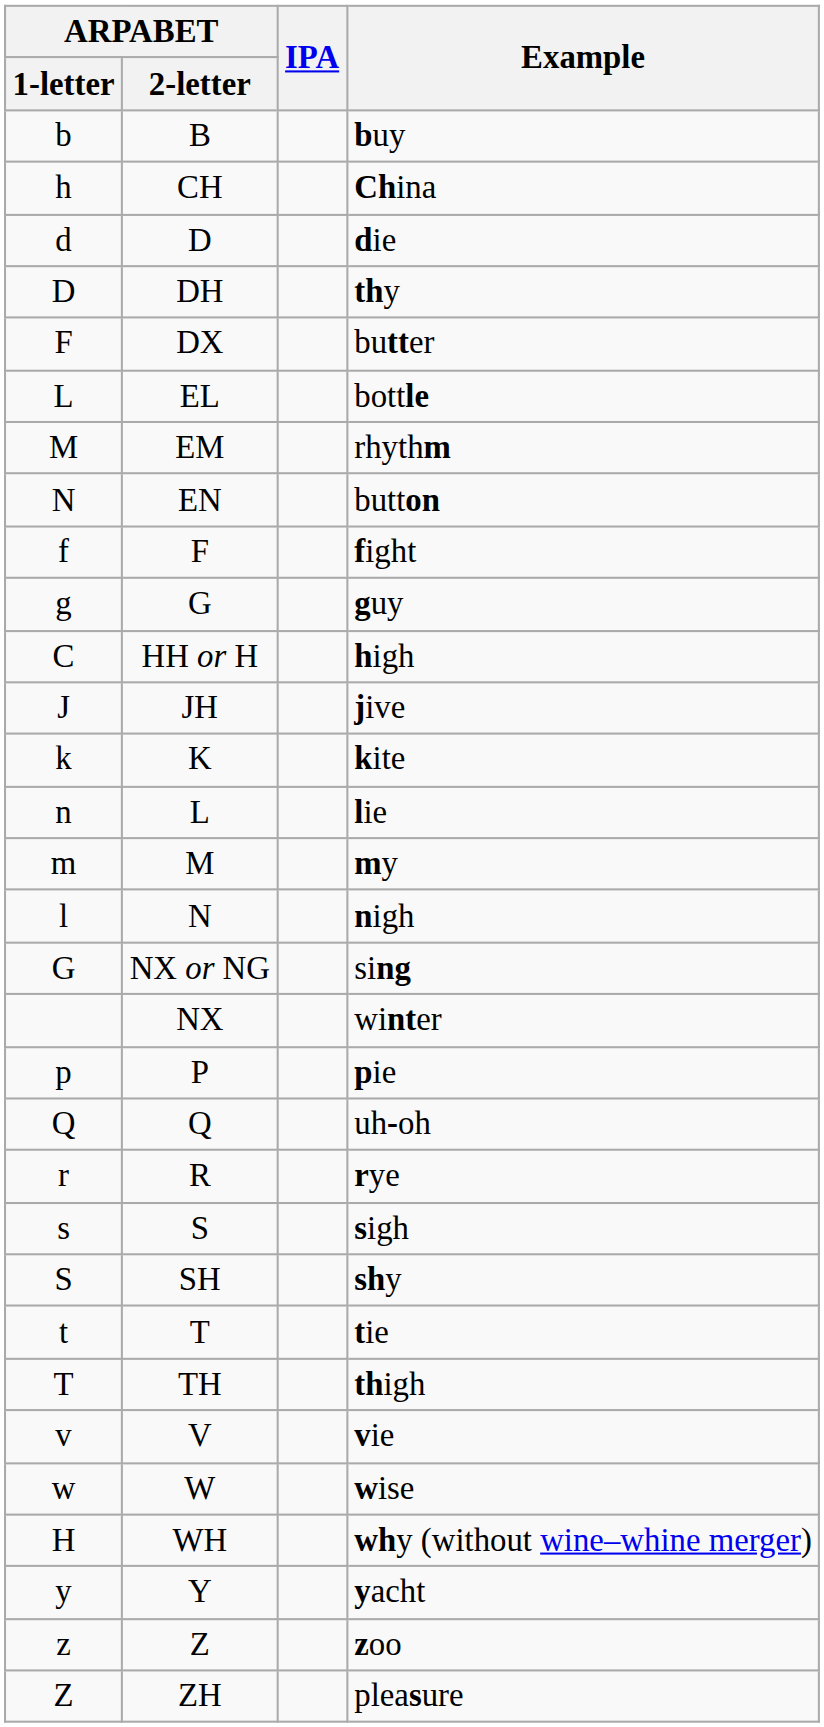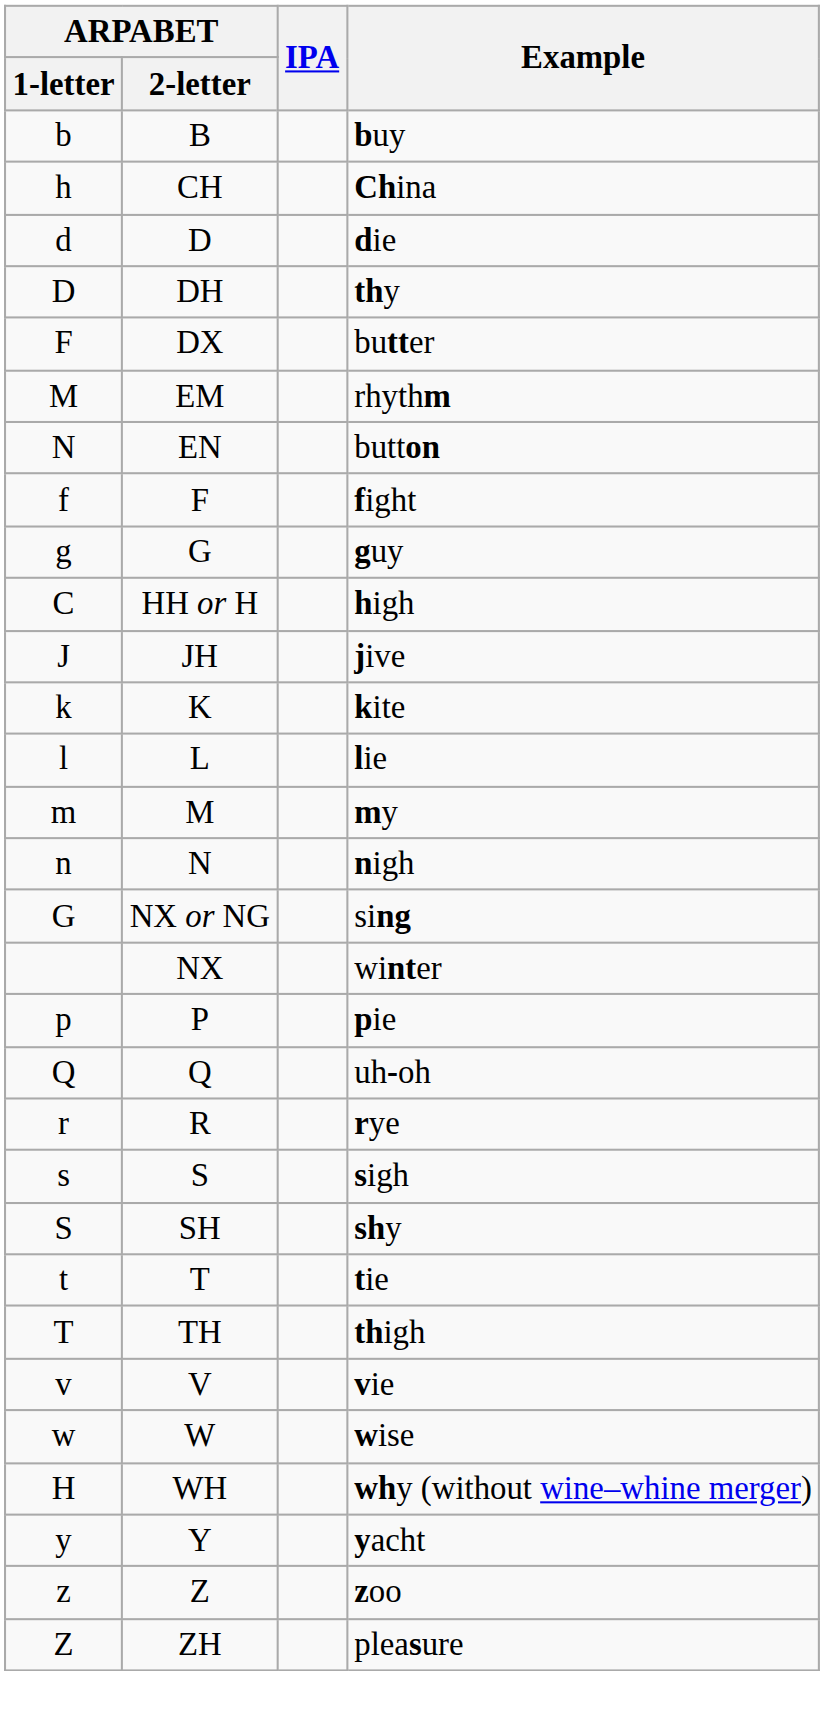- row: (392, 395)
(64, 811) n -> (64, 759) l
(64, 915) l -> (64, 863) n
